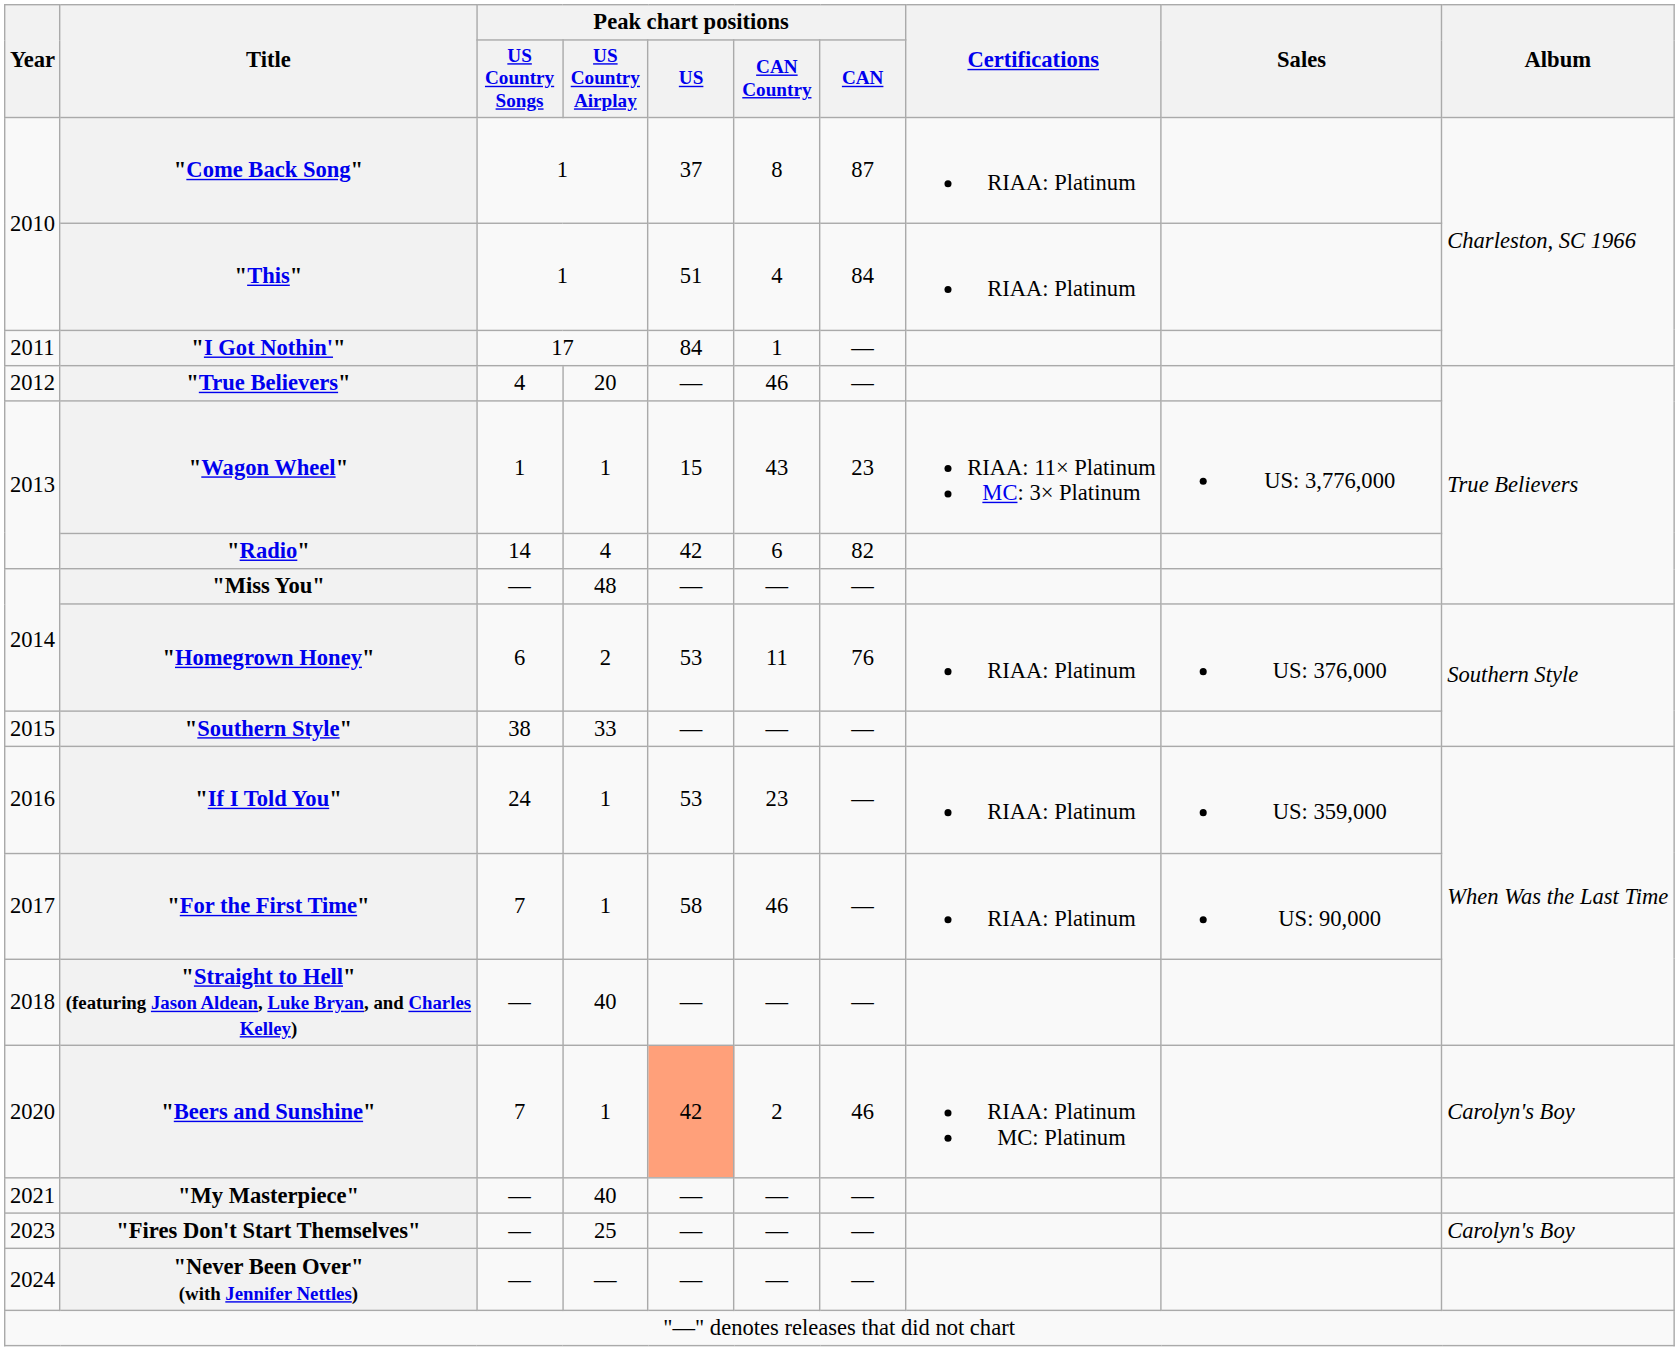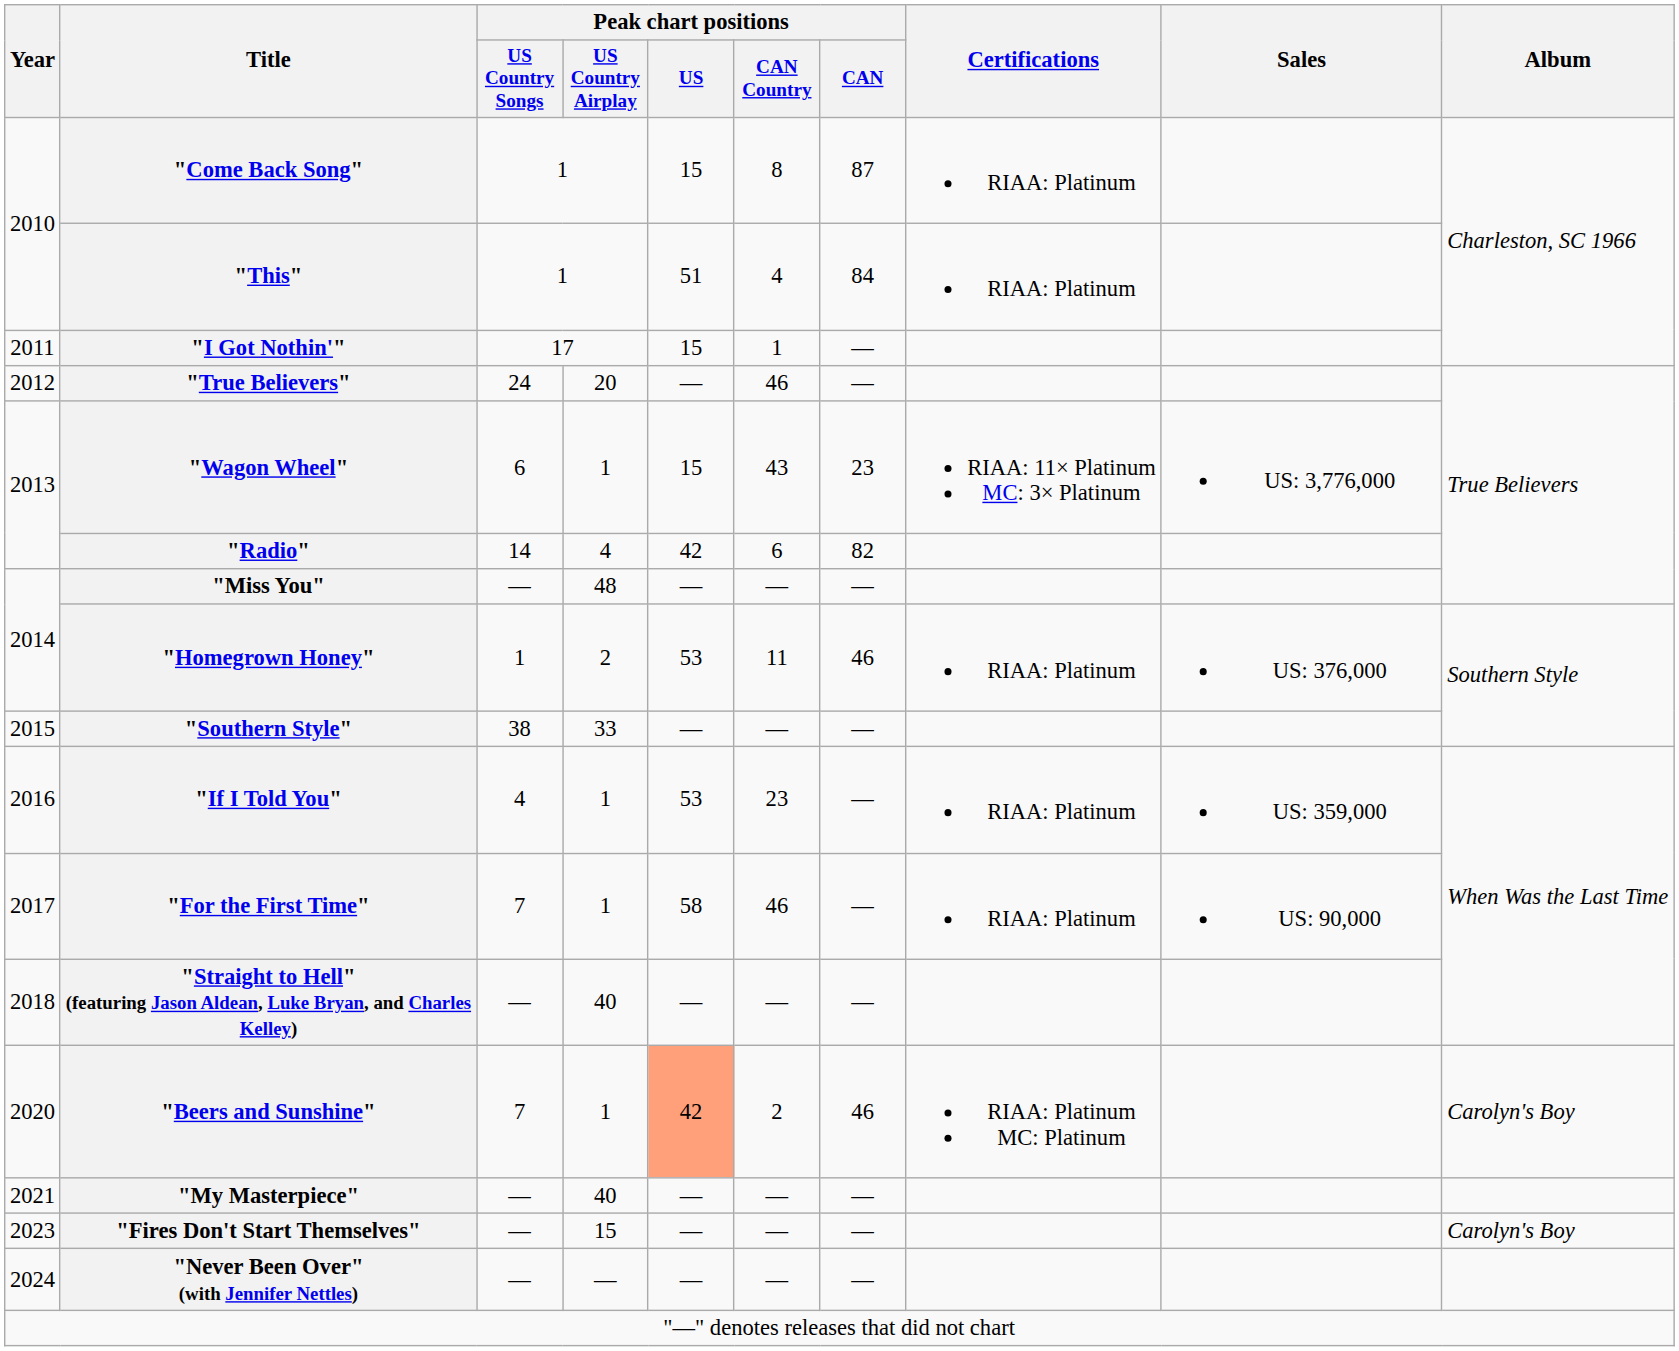(691, 170) 37 -> (691, 170) 15
(691, 347) 84 -> (691, 347) 15
(520, 383) 4 -> (520, 383) 24
(520, 466) 1 -> (520, 466) 6
(520, 657) 6 -> (520, 657) 1
(863, 657) 76 -> (863, 657) 46
(520, 799) 24 -> (520, 799) 4
(605, 1230) 25 -> (605, 1230) 15
